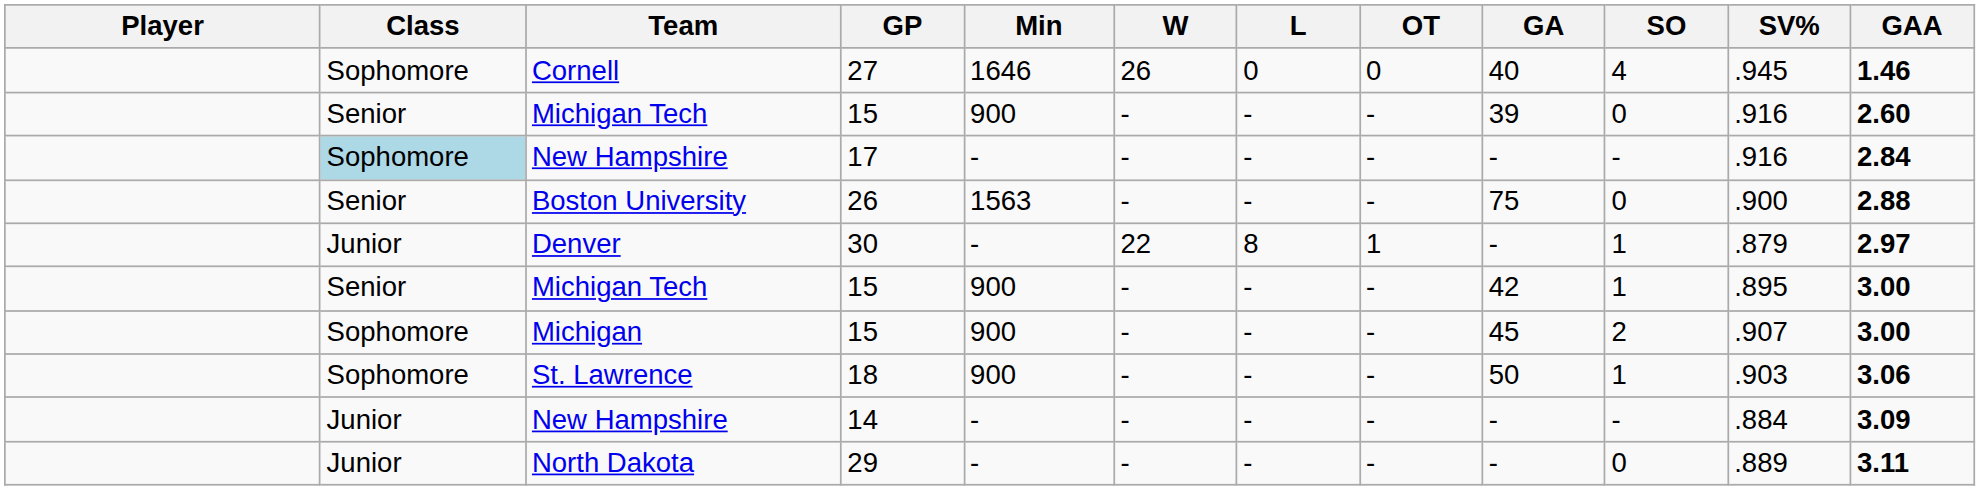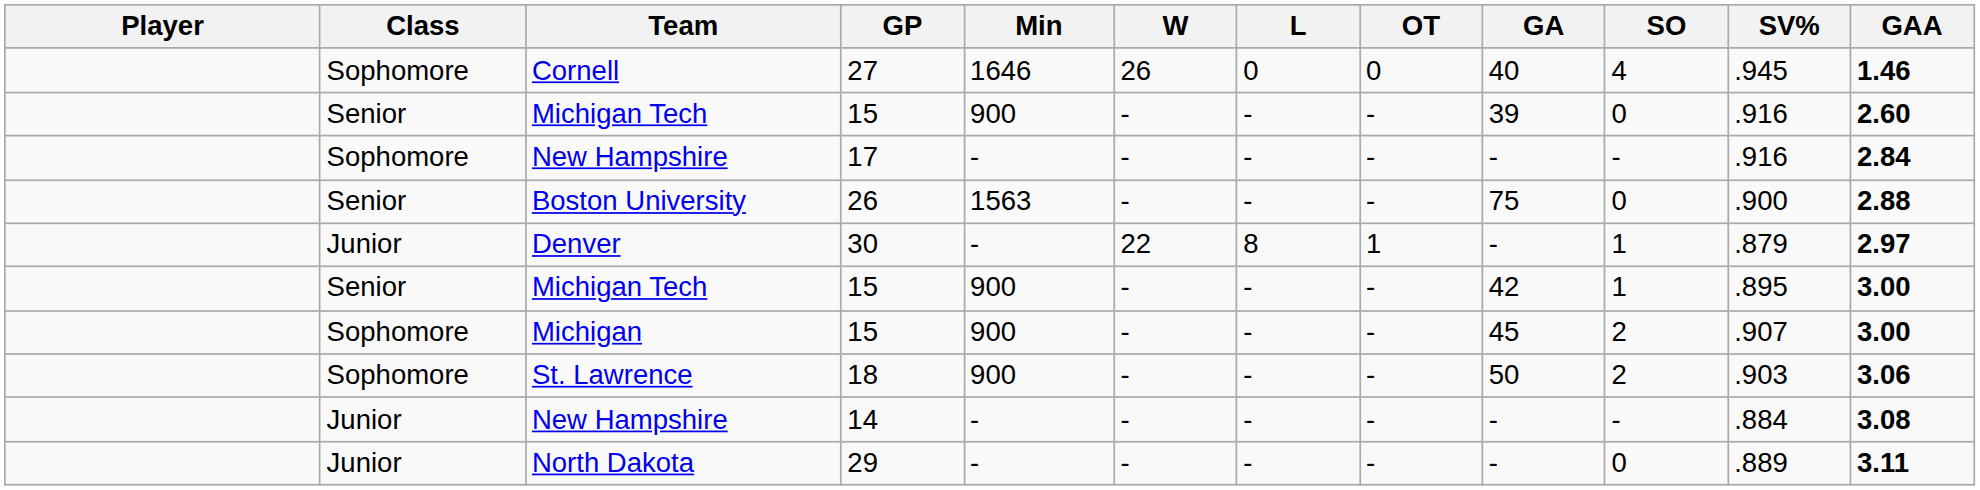(398, 157) lightblue background -> (398, 157) no background
(1619, 375) 1 -> (1619, 375) 2
(1884, 419) 3.09 -> (1884, 419) 3.08
